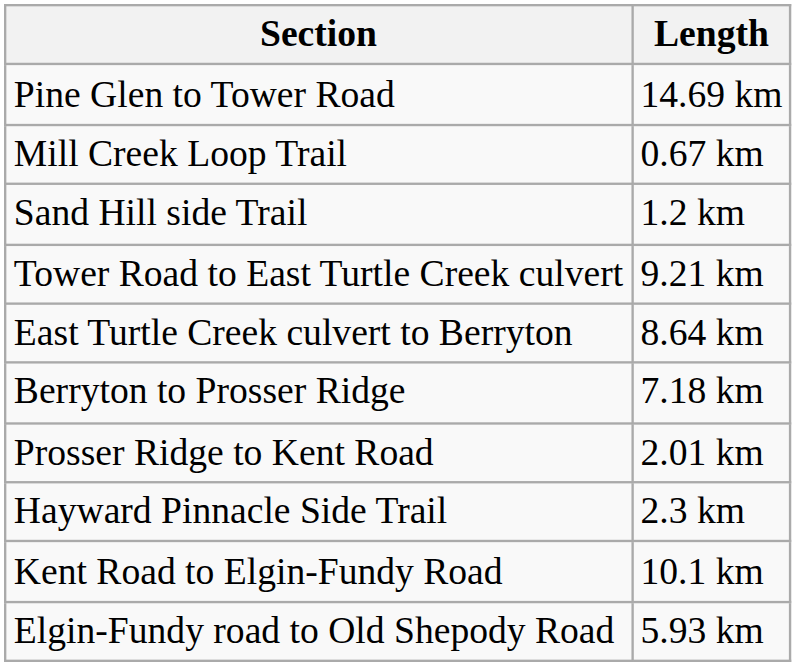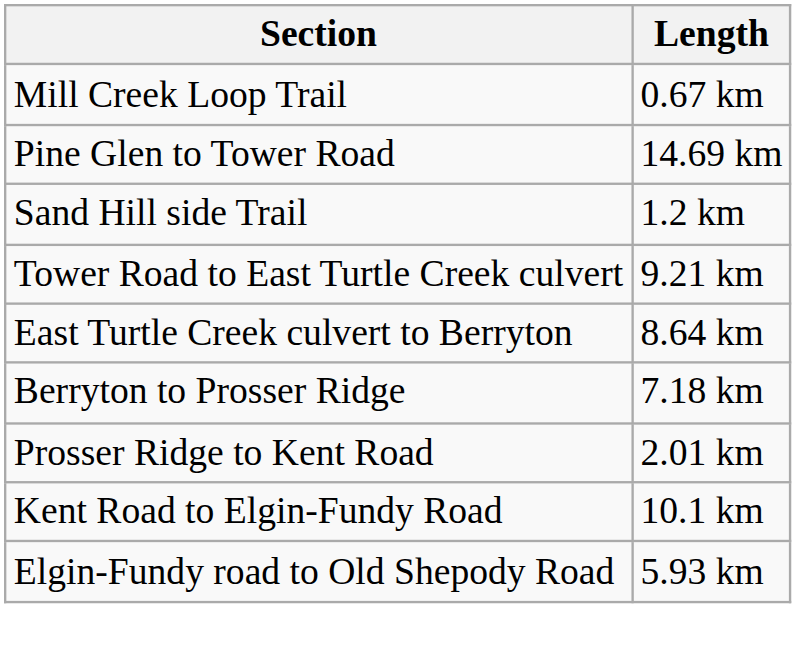rows swapped: (204, 93) <-> (180, 153)
- row: (231, 511)
